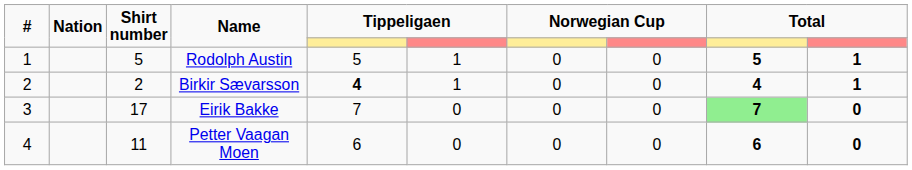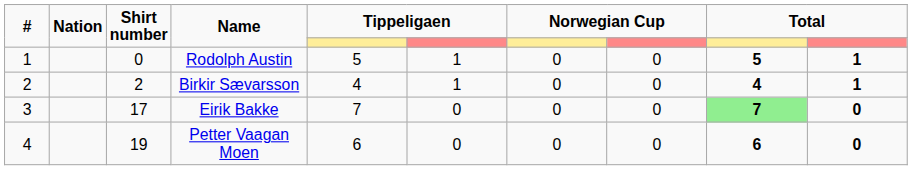(139, 60) 5 -> (139, 60) 0
(357, 85) bold -> (357, 85) normal
(139, 144) 11 -> (139, 144) 19
